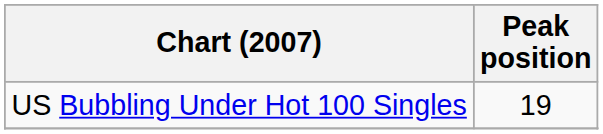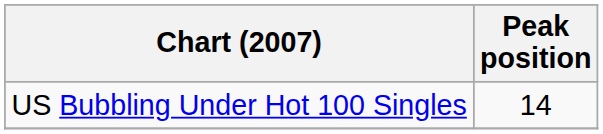(536, 104) 19 -> (536, 104) 14
